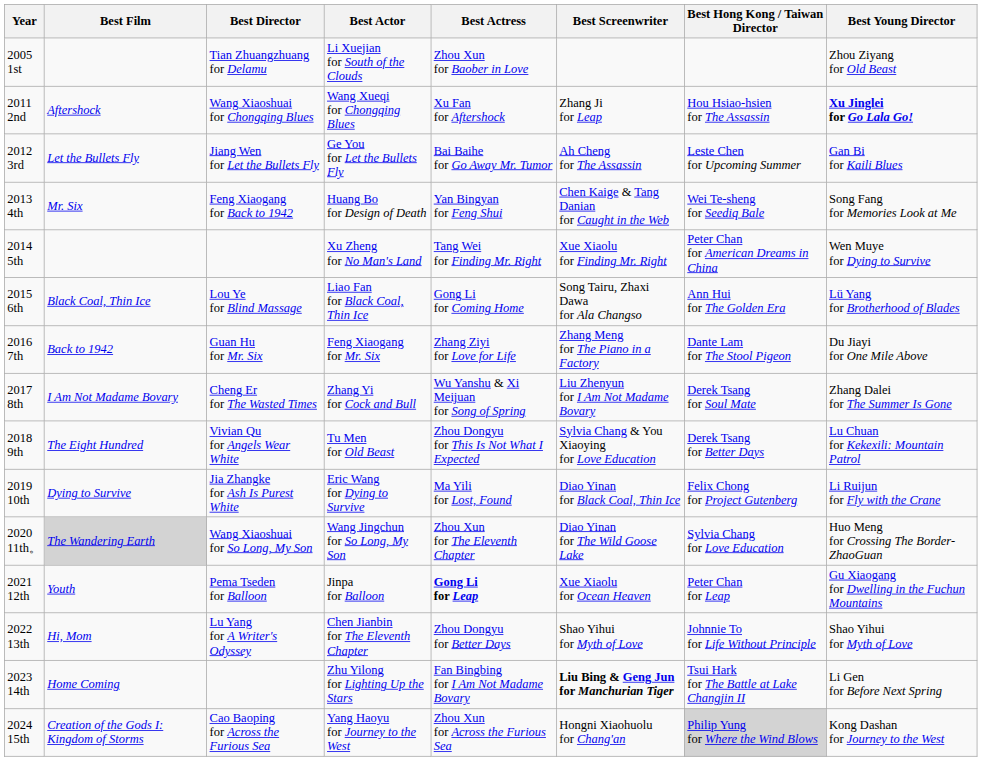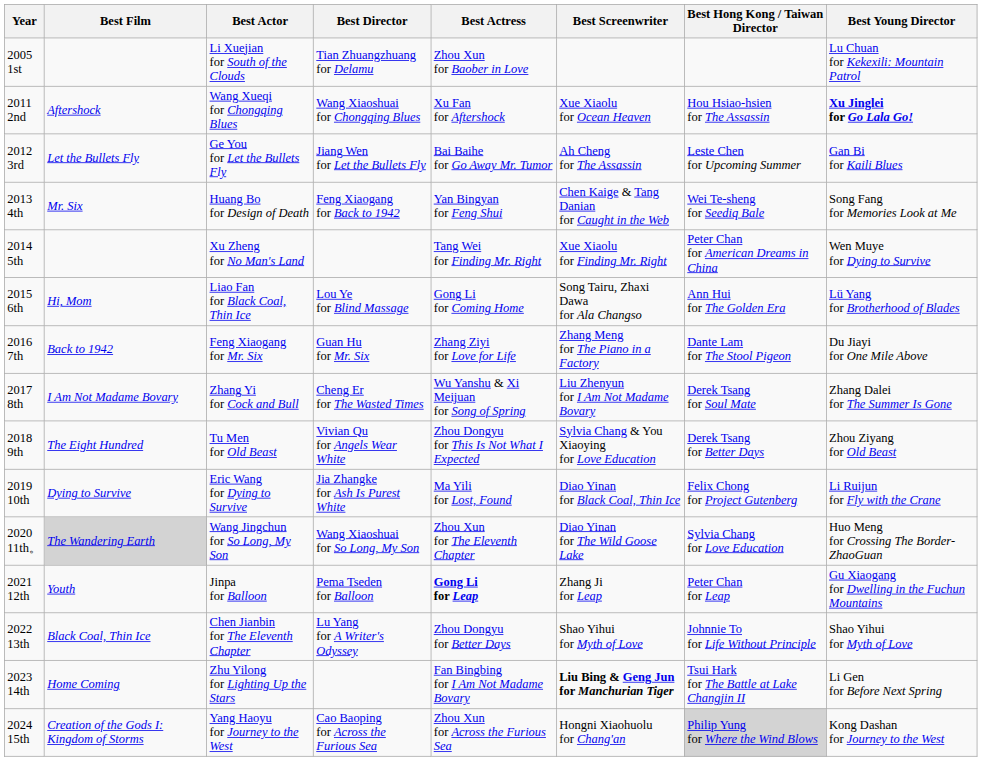columns swapped: (265, 21) <-> (377, 21)
(863, 62) Zhou Ziyang for Old Beast -> (886, 62) Lu Chuan for Kekexili: Mountain Patrol
(581, 110) Zhang Ji for Leap -> (605, 110) Xue Xiaolu for Ocean Heaven
(99, 301) Black Coal, Thin Ice -> (69, 301) Hi, Mom
(886, 445) Lu Chuan for Kekexili: Mountain Patrol -> (863, 445) Zhou Ziyang for Old Beast
(605, 588) Xue Xiaolu for Ocean Heaven -> (581, 588) Zhang Ji for Leap
(69, 636) Hi, Mom -> (99, 636) Black Coal, Thin Ice
